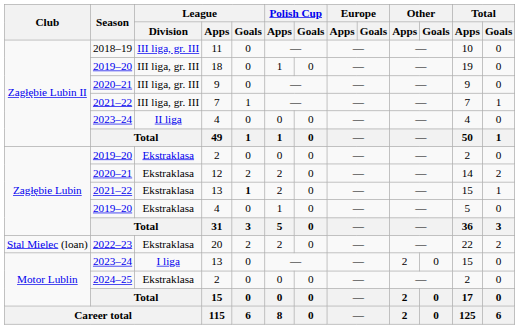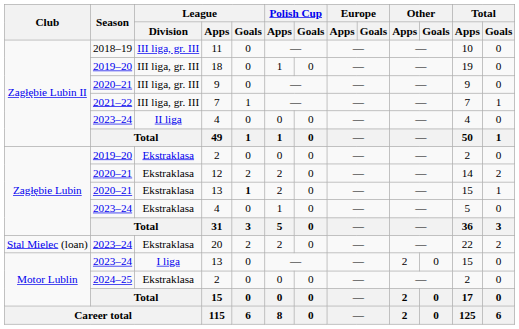(113, 191) 2021–22 -> (113, 191) 2020–21
(113, 208) 2019–20 -> (113, 208) 2023–24
(113, 244) 2022–23 -> (113, 244) 2023–24
